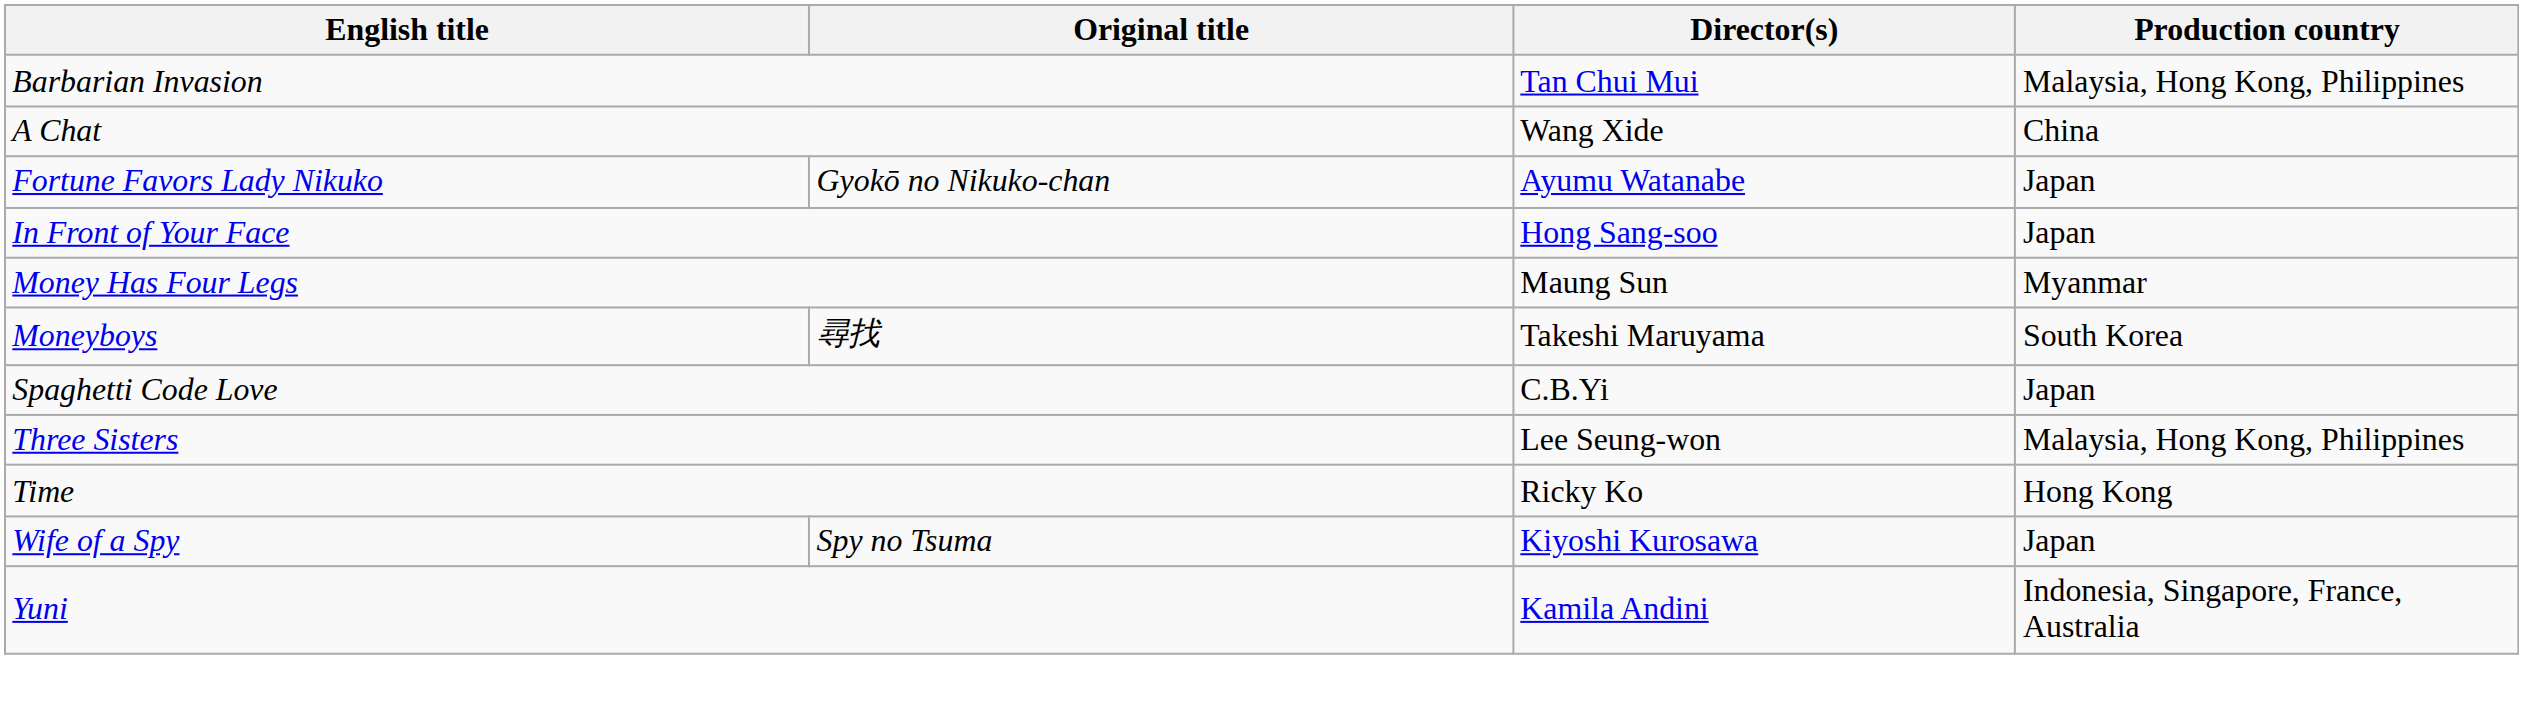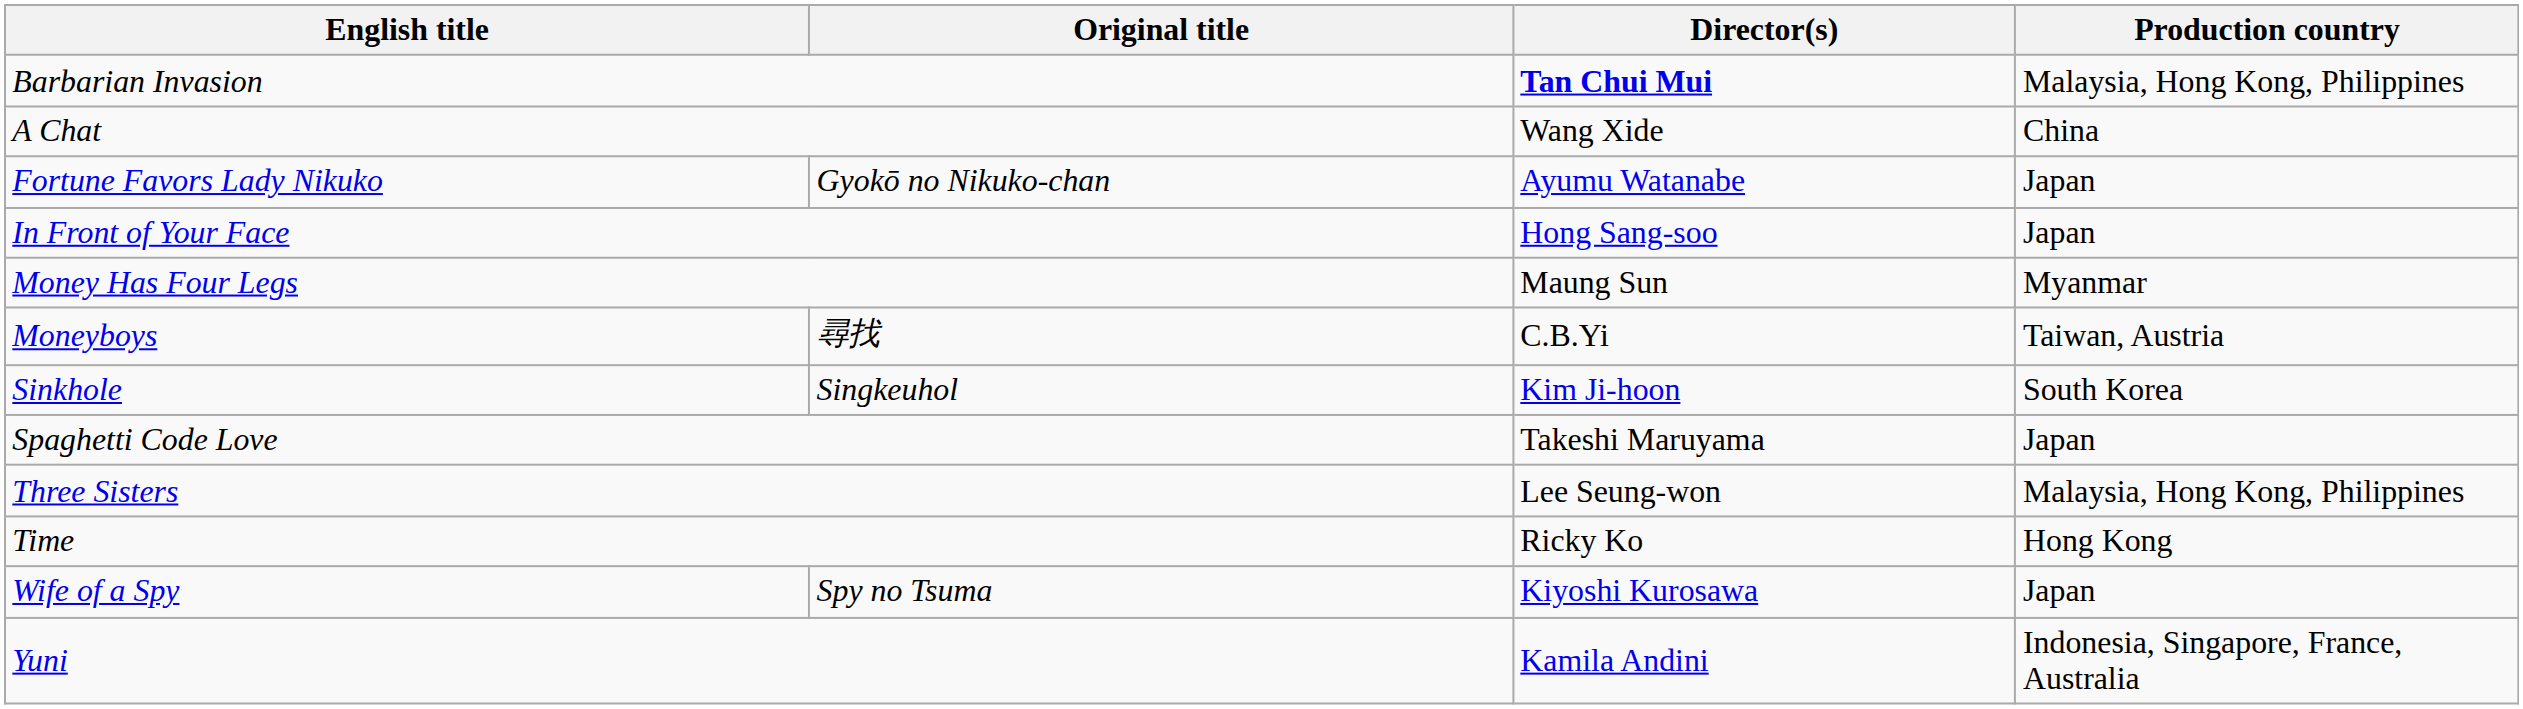(1609, 80) normal -> (1616, 80) bold
(1643, 335) Takeshi Maruyama -> (1565, 335) C.B.Yi
(2103, 335) South Korea -> (2124, 335) Taiwan, Austria
+ row: (67, 389)
(1565, 389) C.B.Yi -> (1643, 439) Takeshi Maruyama
